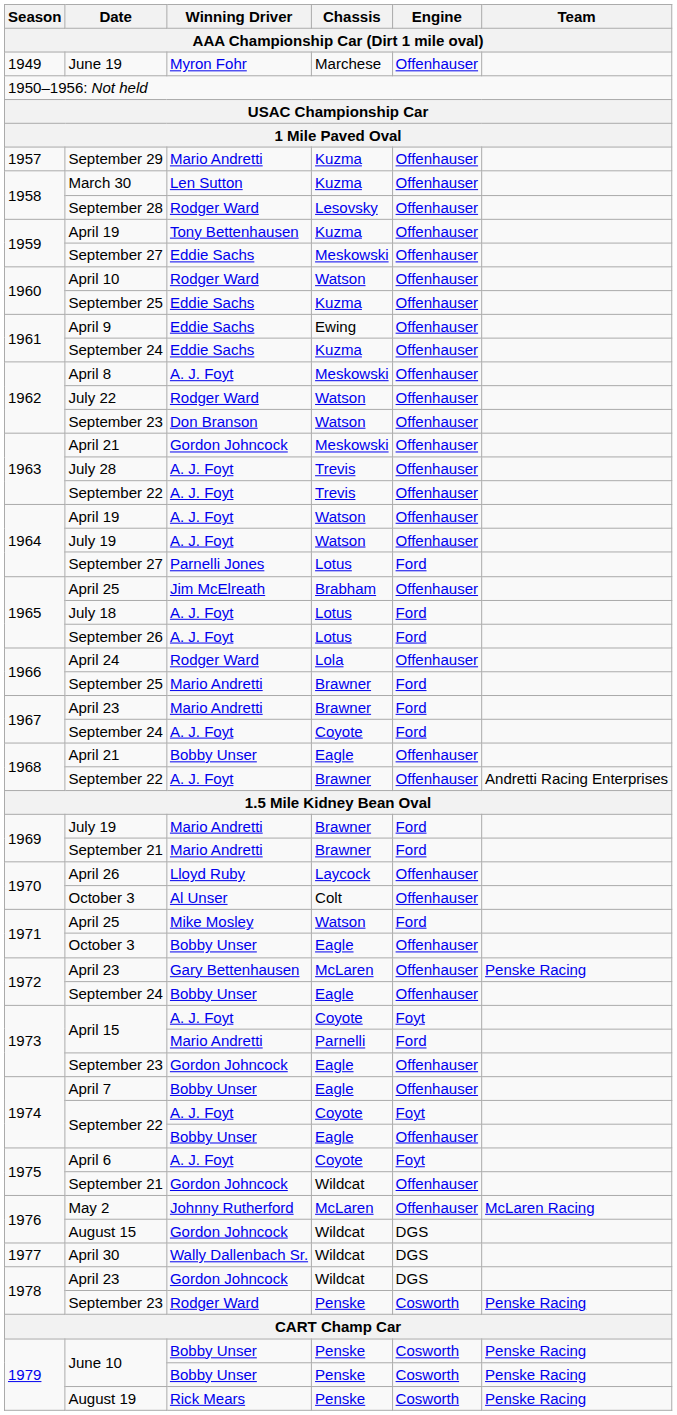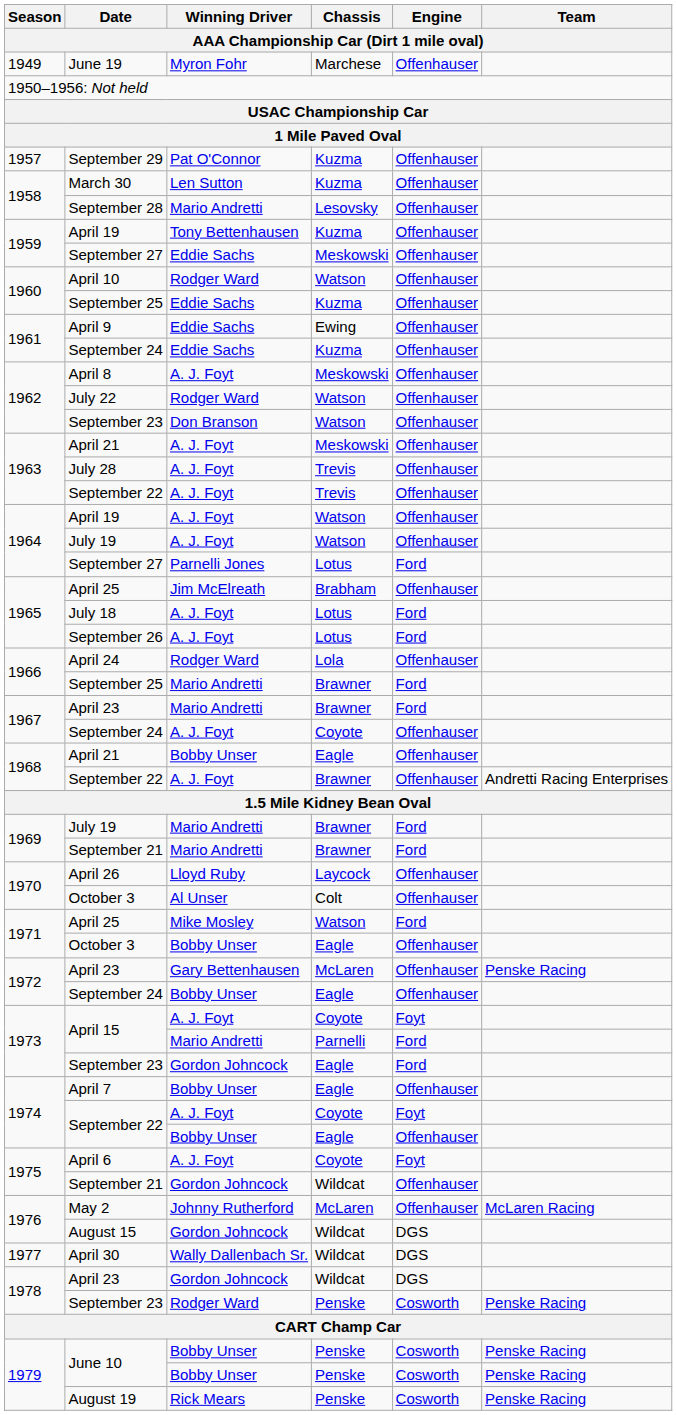(216, 160) Mario Andretti -> (215, 160) Pat O'Connor
(214, 207) Rodger Ward -> (216, 207) Mario Andretti
(229, 445) Gordon Johncock -> (202, 445) A. J. Foyt
(411, 731) Ford -> (437, 731) Offenhauser
(437, 1065) Offenhauser -> (411, 1065) Ford
